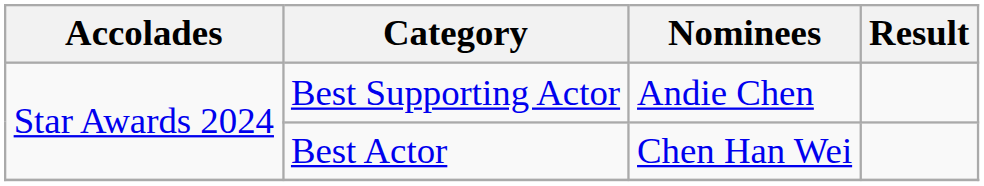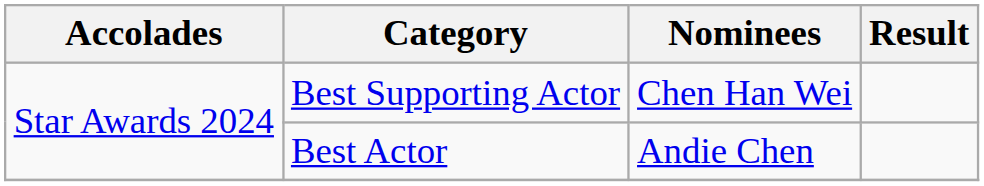(725, 92) Andie Chen -> (745, 92) Chen Han Wei
(745, 150) Chen Han Wei -> (725, 150) Andie Chen
